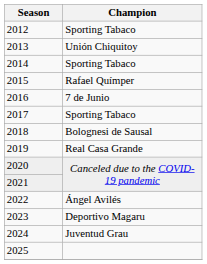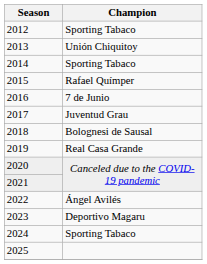(100, 115) Sporting Tabaco -> (97, 115) Juventud Grau
(97, 234) Juventud Grau -> (100, 234) Sporting Tabaco
